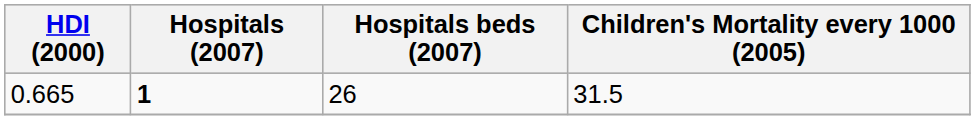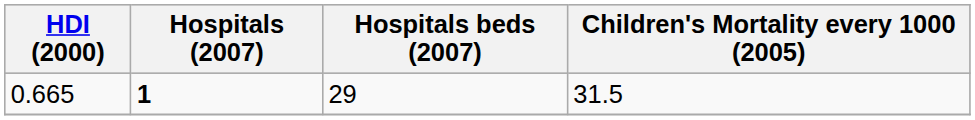(343, 93) 26 -> (343, 93) 29
